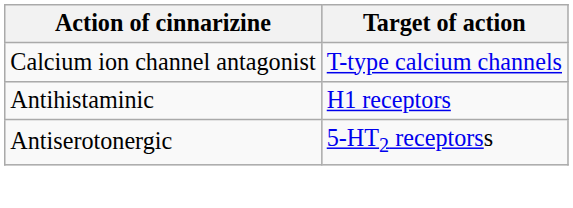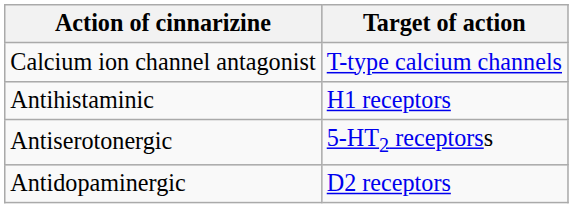+ row: (98, 183)
